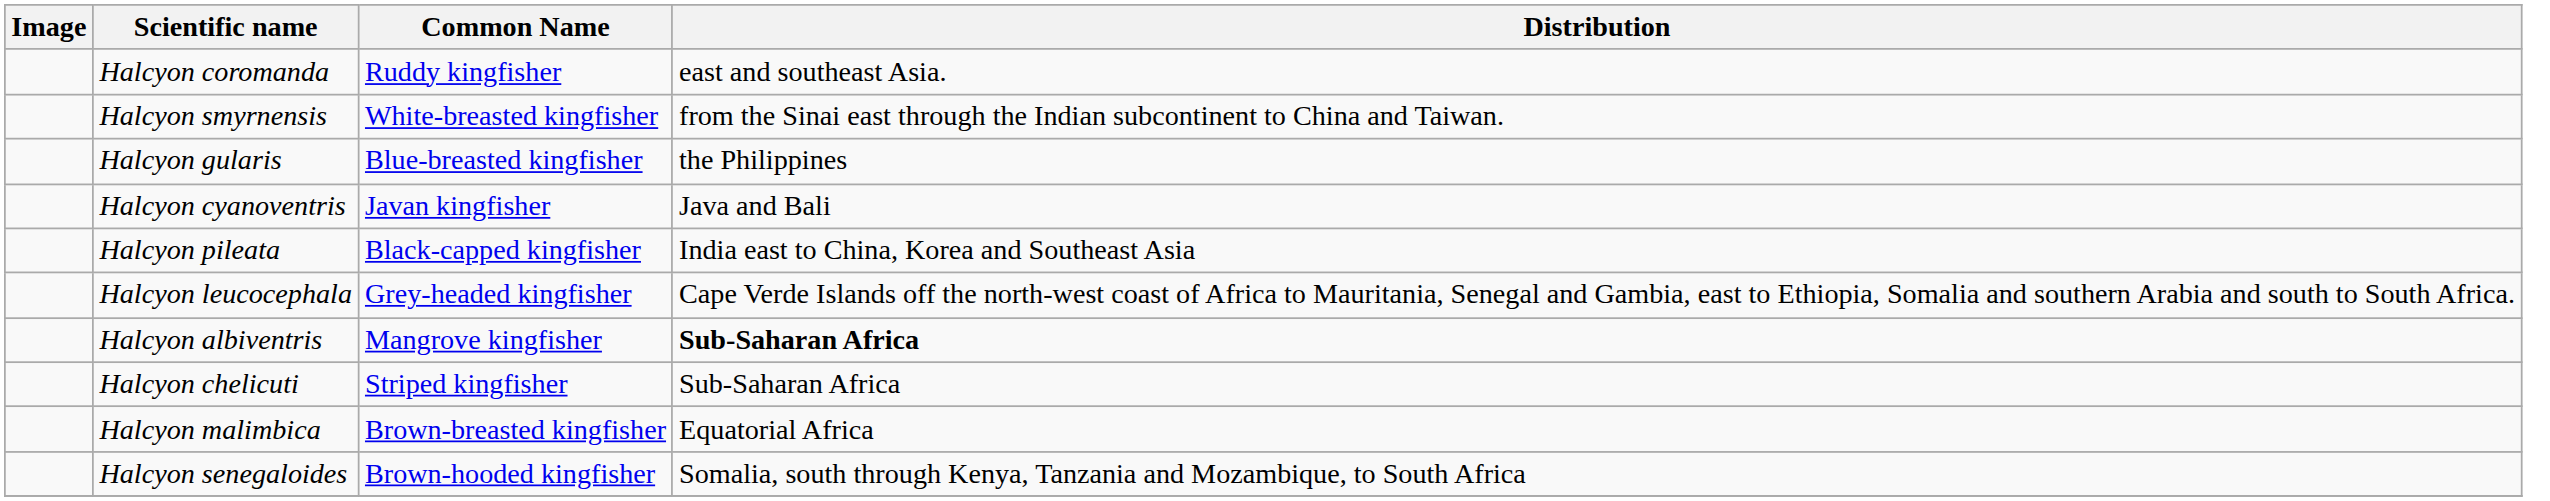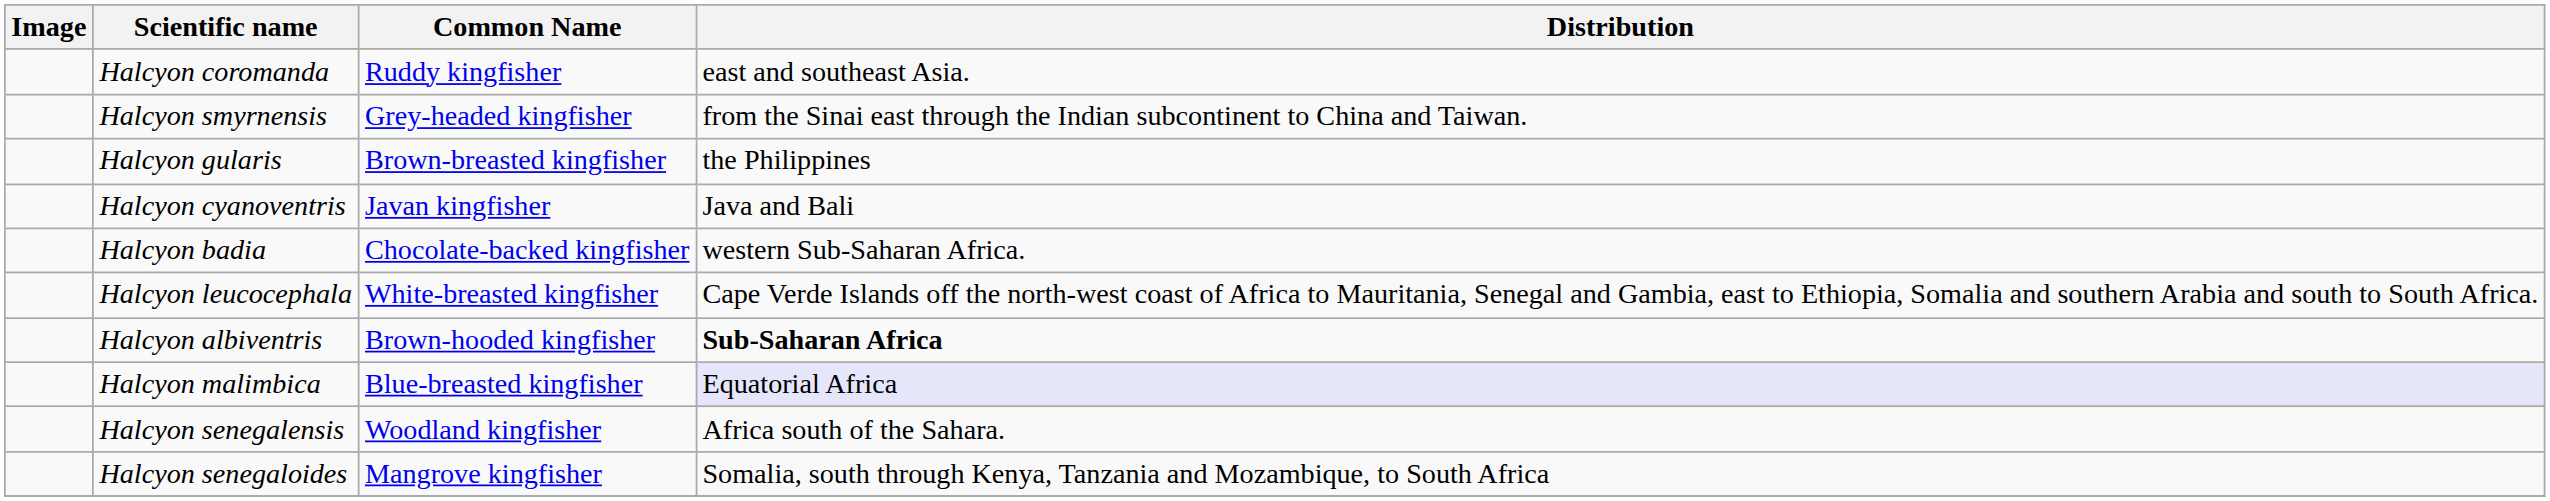(512, 116) White-breasted kingfisher -> (498, 116) Grey-headed kingfisher
(504, 160) Blue-breasted kingfisher -> (516, 160) Brown-breasted kingfisher
+ row: (183, 250)
- row: (190, 250)
(498, 294) Grey-headed kingfisher -> (512, 294) White-breasted kingfisher
(483, 339) Mangrove kingfisher -> (510, 339) Brown-hooded kingfisher
- row: (199, 384)
(516, 428) Brown-breasted kingfisher -> (504, 384) Blue-breasted kingfisher
(776, 428) no background -> (800, 384) lavender background
+ row: (222, 428)
(510, 473) Brown-hooded kingfisher -> (483, 473) Mangrove kingfisher
